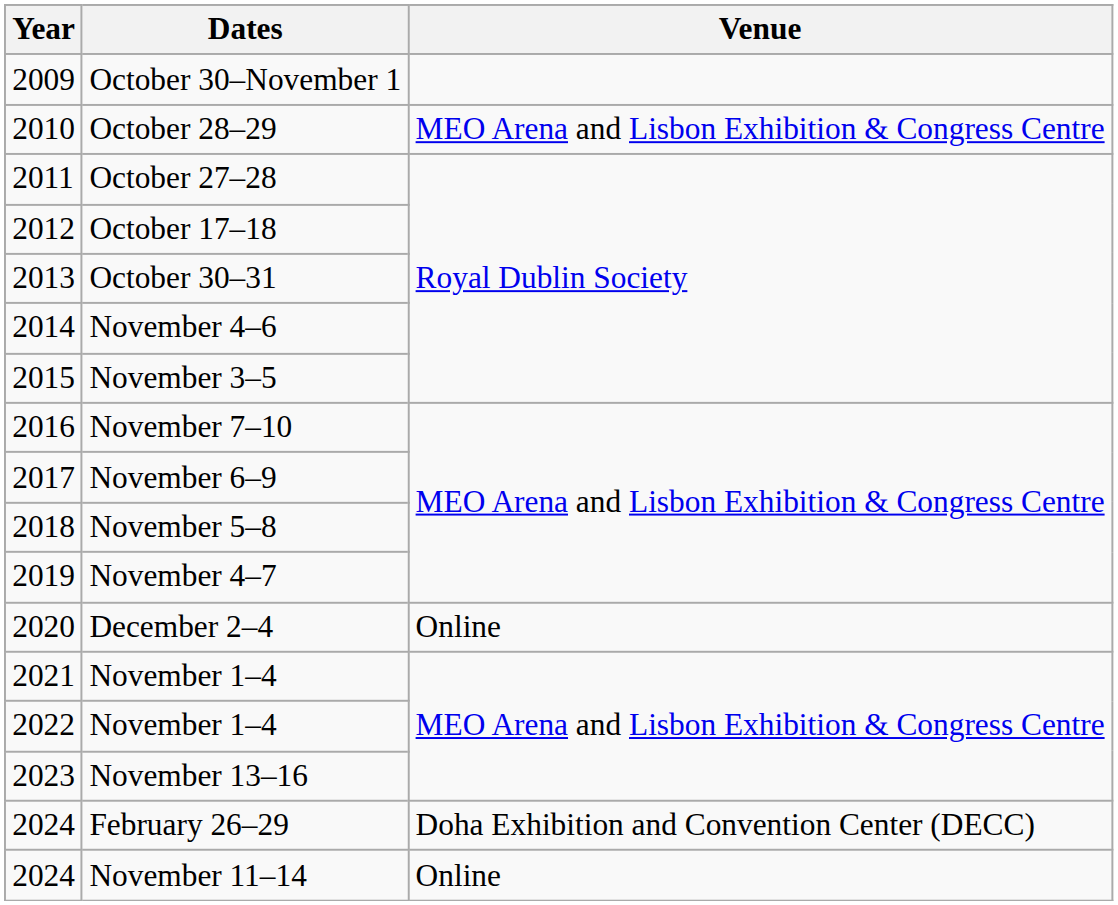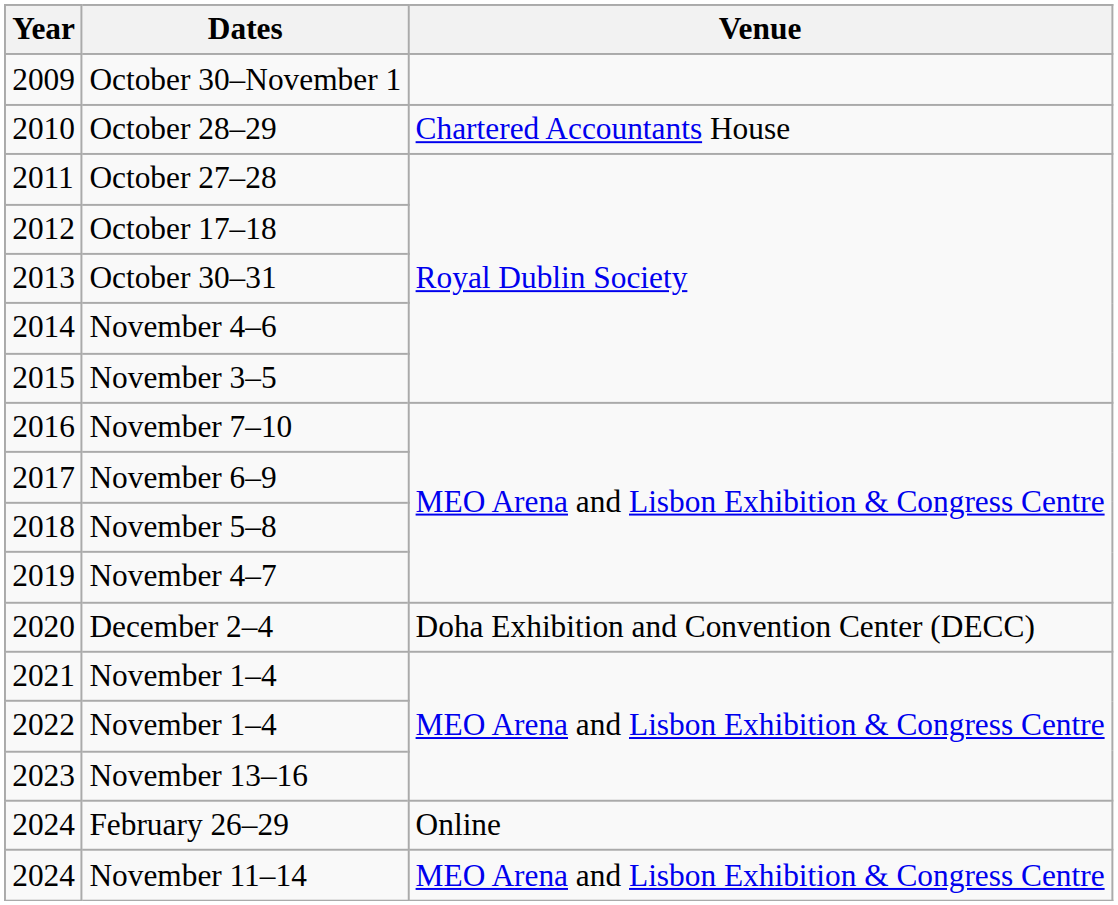(760, 128) MEO Arena and Lisbon Exhibition & Congress Centre -> (603, 128) Chartered Accountants House
(458, 626) Online -> (725, 626) Doha Exhibition and Convention Center (DECC)
(725, 825) Doha Exhibition and Convention Center (DECC) -> (458, 825) Online
(458, 874) Online -> (760, 874) MEO Arena and Lisbon Exhibition & Congress Centre
